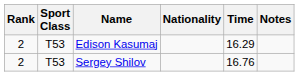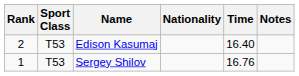(240, 44) 16.29 -> (240, 44) 16.40
(21, 62) 2 -> (21, 62) 1
